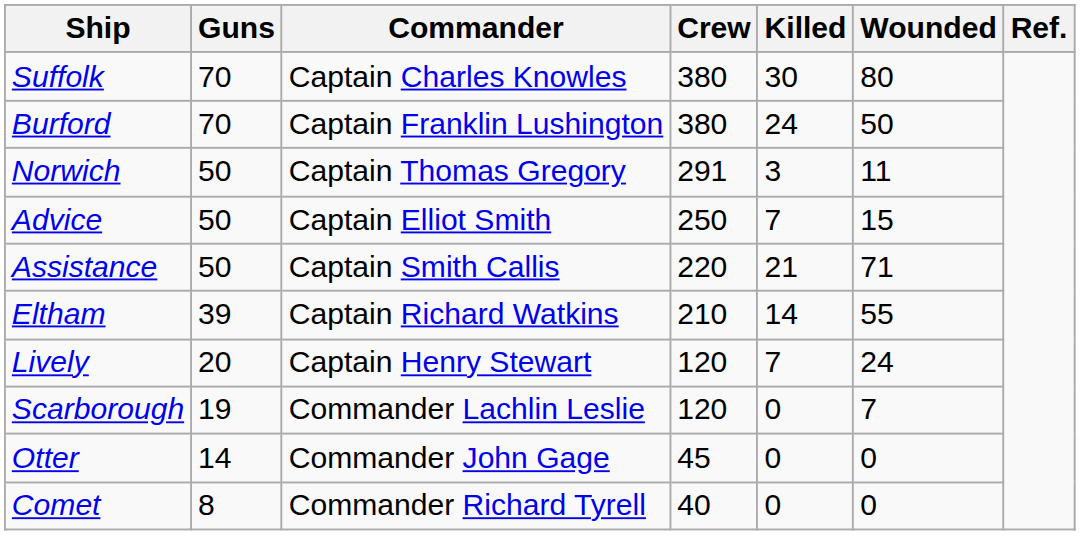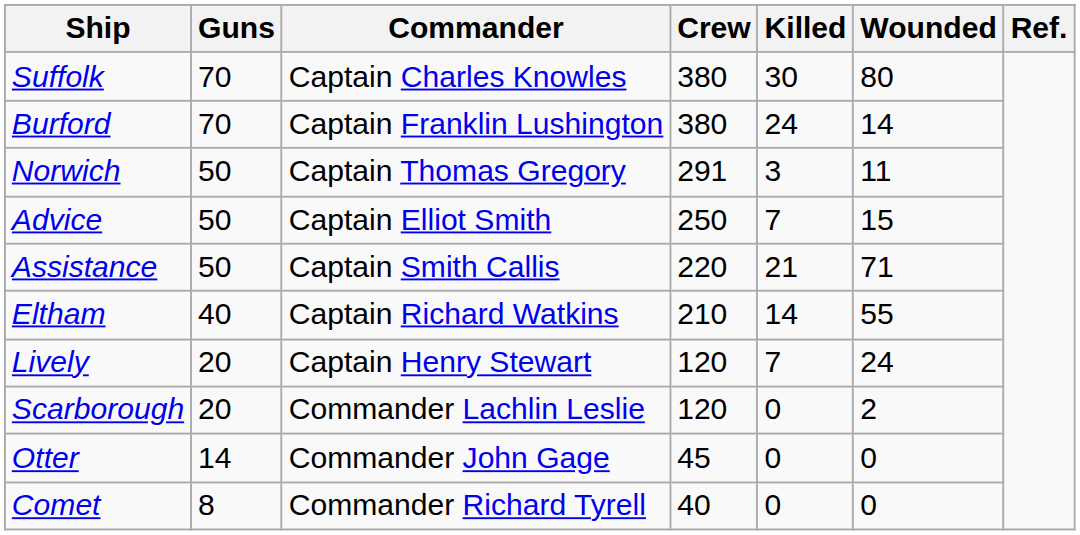(877, 123) 50 -> (877, 123) 14
(215, 314) 39 -> (215, 314) 40
(215, 409) 19 -> (215, 409) 20
(869, 409) 7 -> (869, 409) 2
